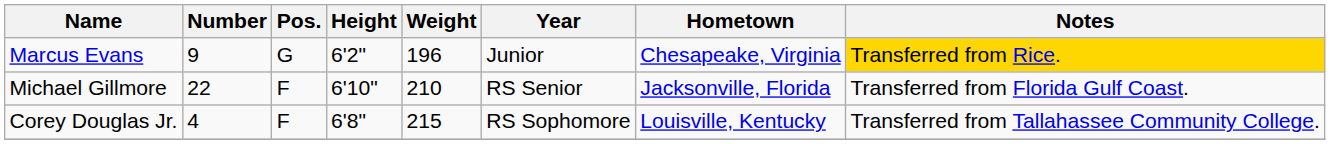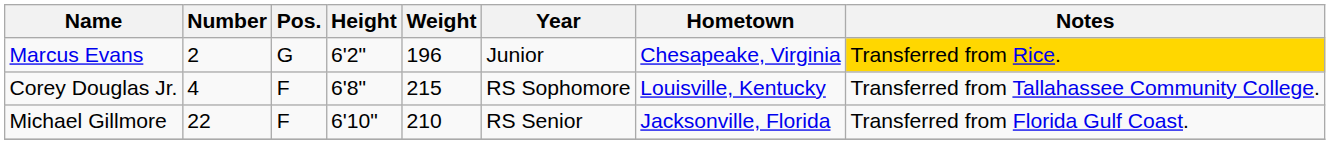(193, 54) 9 -> (193, 54) 2
rows swapped: (93, 121) <-> (88, 88)
